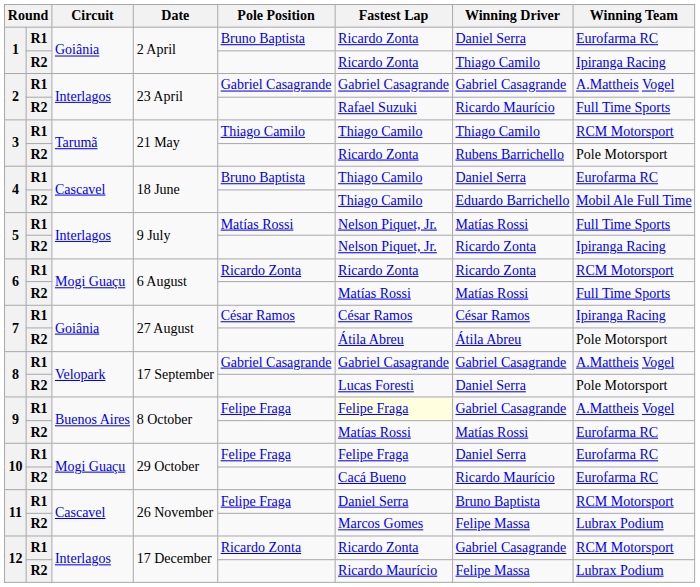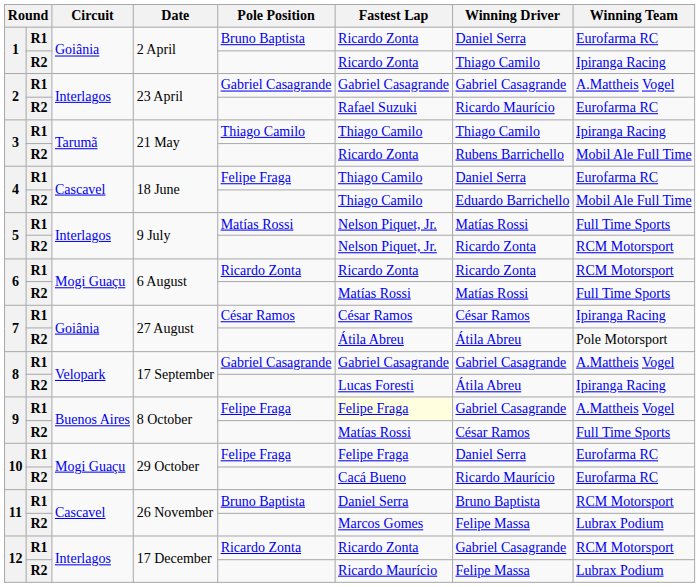(623, 108) Full Time Sports -> (617, 108) Eurofarma RC
(625, 131) RCM Motorsport -> (621, 131) Ipiranga Racing
(622, 154) Pole Motorsport -> (634, 154) Mobil Ale Full Time
(263, 177) Bruno Baptista -> (256, 177) Felipe Fraga
(621, 246) Ipiranga Racing -> (625, 246) RCM Motorsport
(491, 385) Daniel Serra -> (488, 385) Átila Abreu
(622, 385) Pole Motorsport -> (621, 385) Ipiranga Racing
(492, 431) Matías Rossi -> (493, 431) César Ramos
(617, 431) Eurofarma RC -> (623, 431) Full Time Sports
(256, 500) Felipe Fraga -> (263, 500) Bruno Baptista
